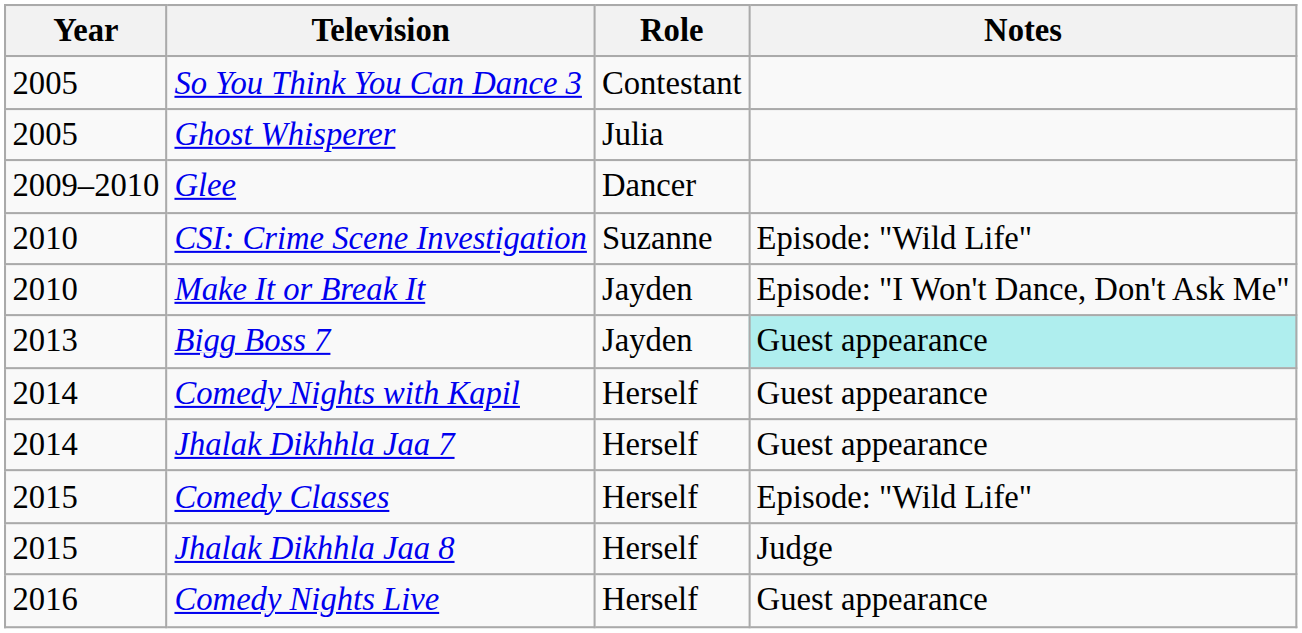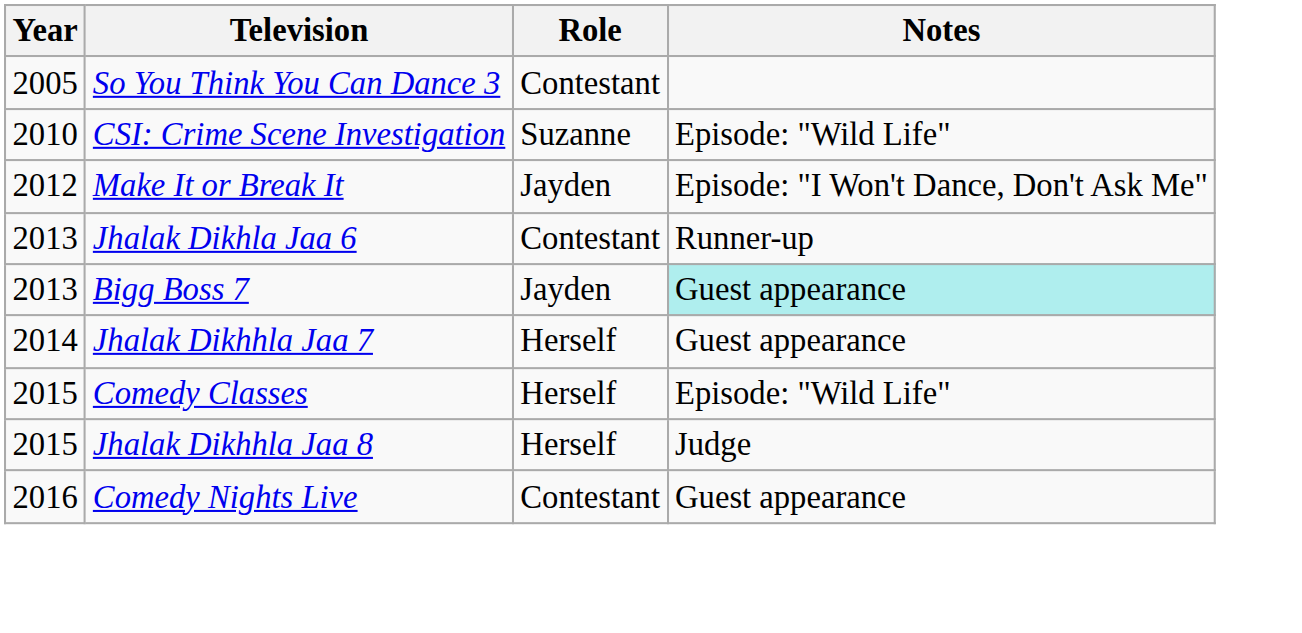- row: (285, 133)
- row: (205, 185)
(45, 289) 2010 -> (45, 185) 2012
+ row: (225, 237)
- row: (347, 392)
(650, 599) Herself -> (590, 496) Contestant
